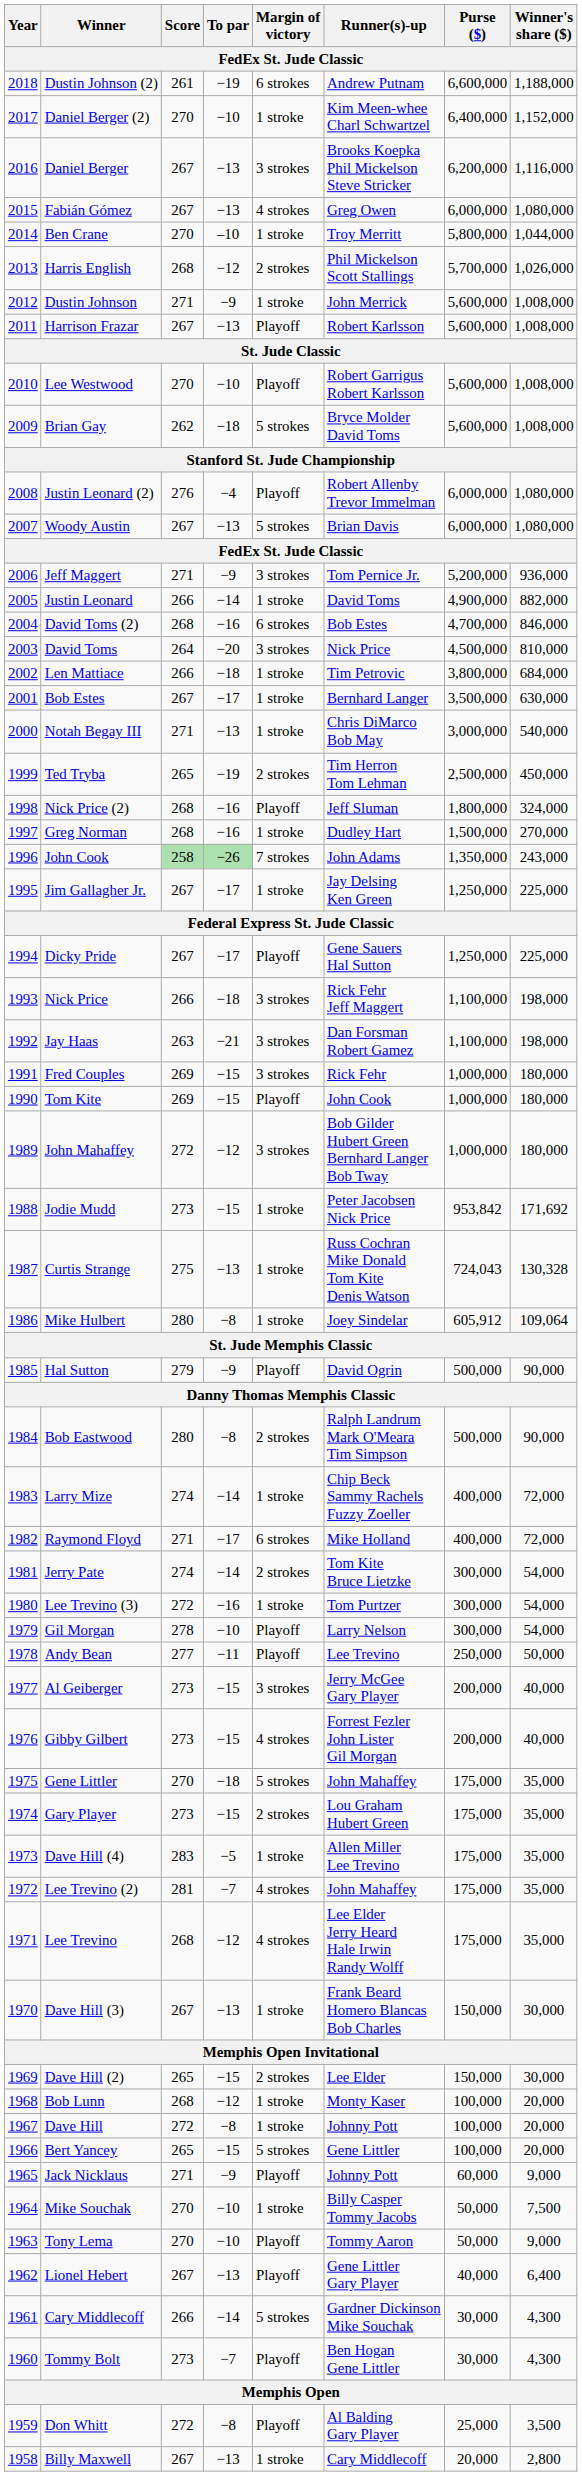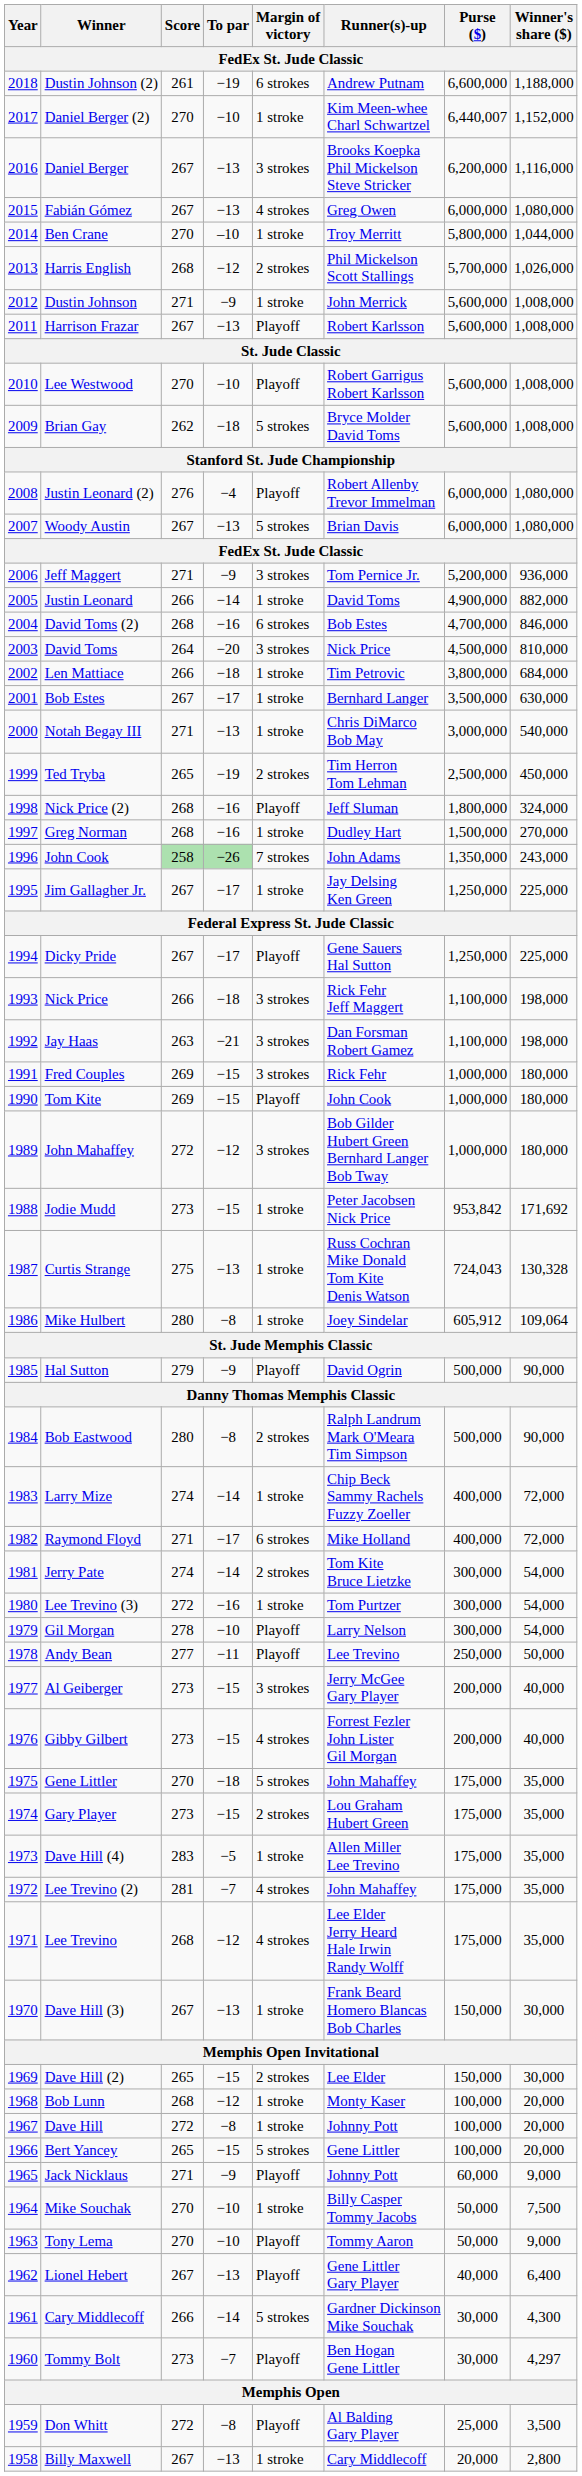(477, 117) 6,400,000 -> (477, 117) 6,440,007
(544, 2359) 4,300 -> (544, 2359) 4,297
